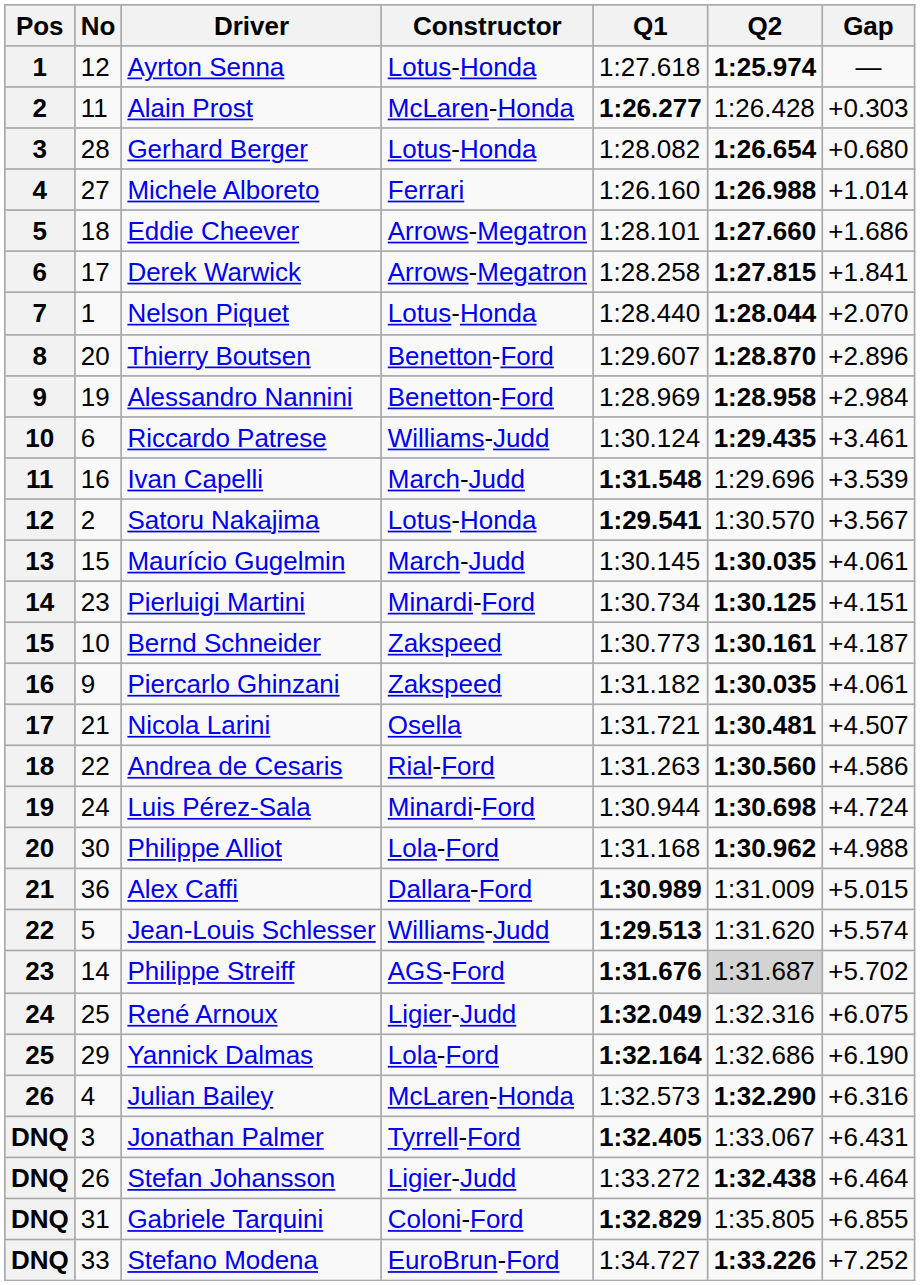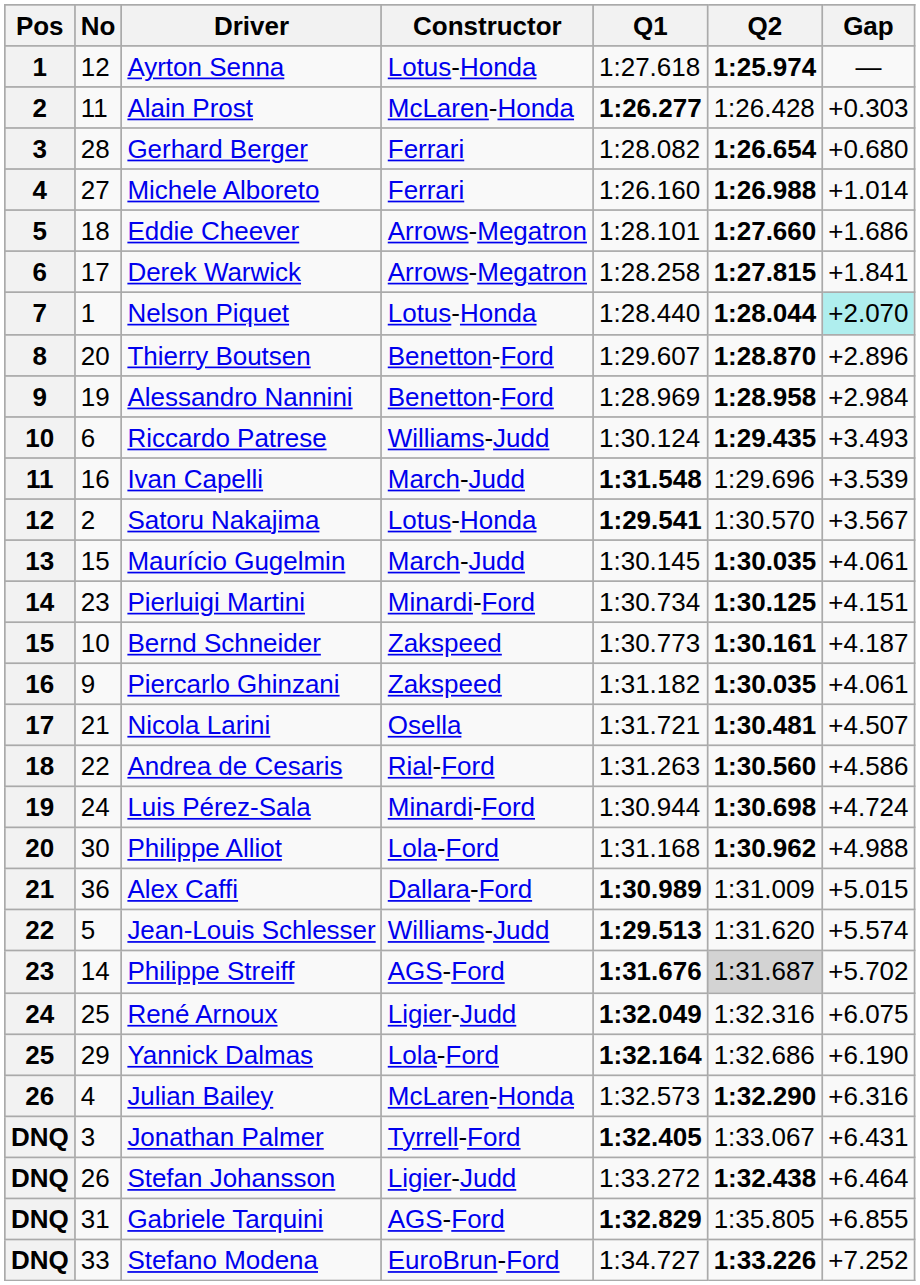(462, 149) Lotus-Honda -> (426, 149) Ferrari
(868, 314) no background -> (868, 314) paleturquoise background
(868, 437) +3.461 -> (868, 437) +3.493
(456, 1219) Coloni-Ford -> (446, 1219) AGS-Ford
